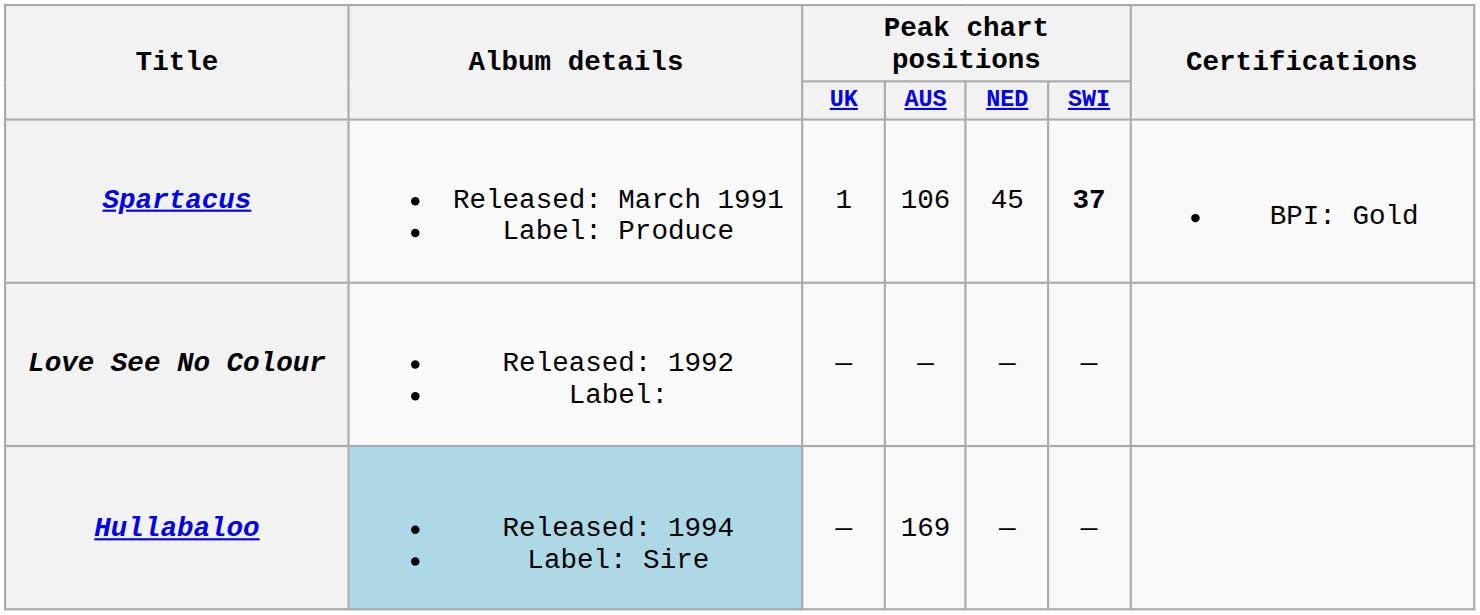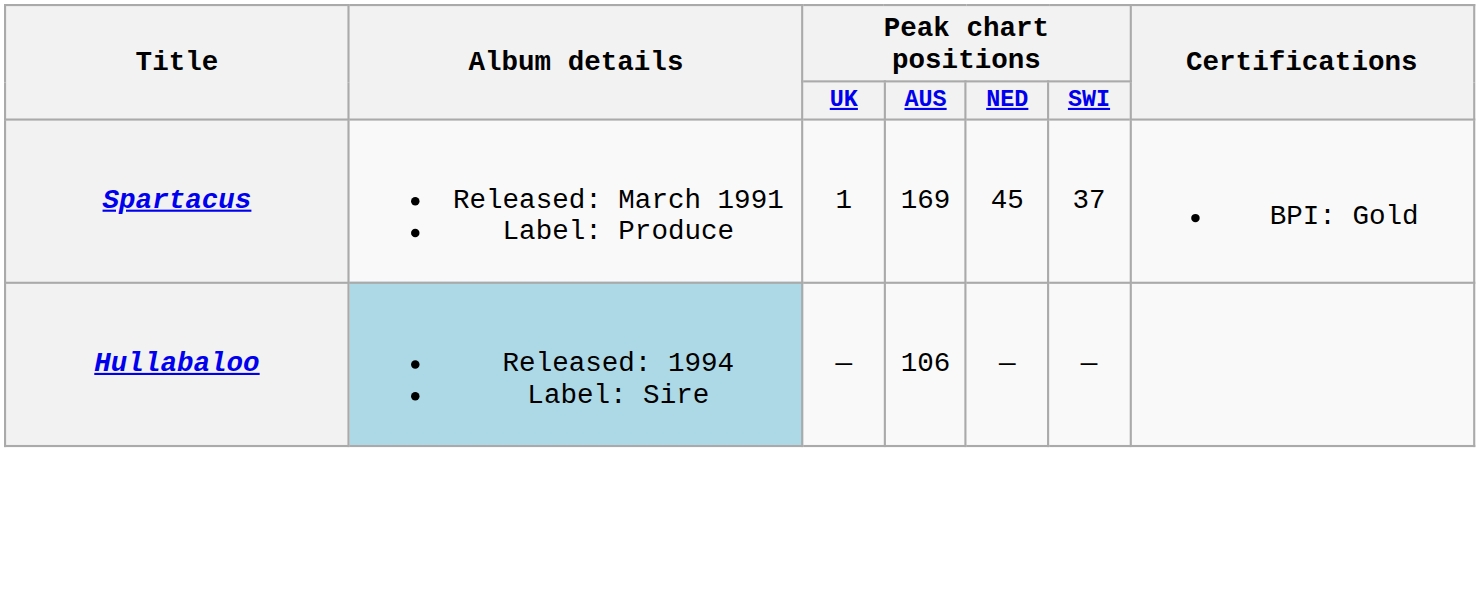(926, 200) 106 -> (926, 200) 169
(1089, 200) bold -> (1089, 200) normal
- row: (177, 364)
(926, 528) 169 -> (926, 364) 106
